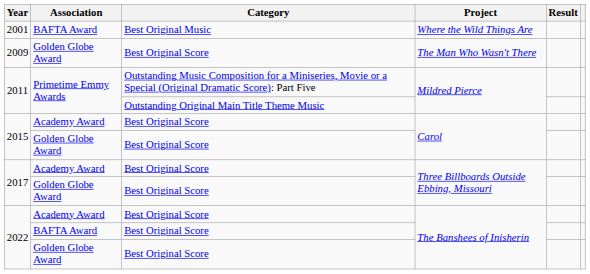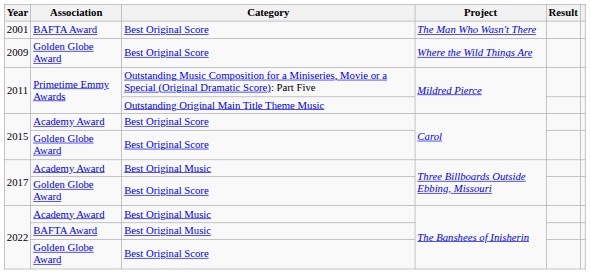(168, 30) Best Original Music -> (166, 30) Best Original Score
(475, 30) Where the Wild Things Are -> (477, 30) The Man Who Wasn't There
(477, 53) The Man Who Wasn't There -> (475, 53) Where the Wild Things Are
(166, 168) Best Original Score -> (168, 168) Best Original Music
(166, 214) Best Original Score -> (168, 214) Best Original Music
(166, 231) Best Original Score -> (168, 231) Best Original Music
